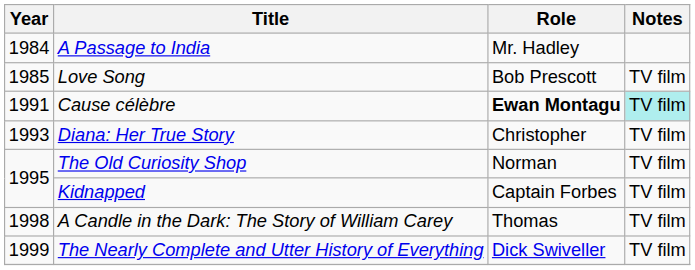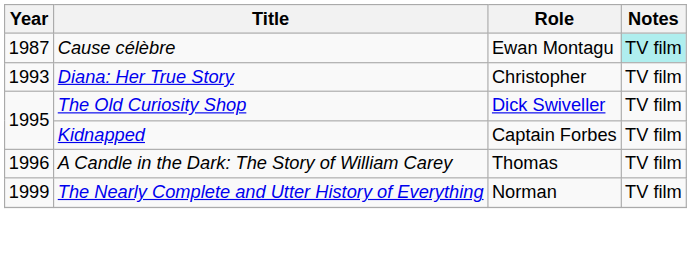- row: (134, 47)
- row: (101, 76)
(29, 105) 1991 -> (29, 47) 1987
(556, 105) bold -> (553, 47) normal
(524, 163) Norman -> (549, 105) Dick Swiveller
(29, 221) 1998 -> (29, 163) 1996
(549, 250) Dick Swiveller -> (524, 192) Norman
